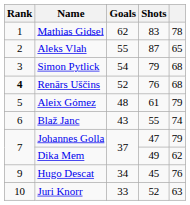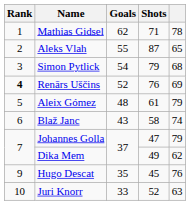(154, 31) 83 -> (154, 31) 71
(177, 85) 68 -> (177, 85) 69
(154, 120) 55 -> (154, 120) 58
(123, 174) 34 -> (123, 174) 35
